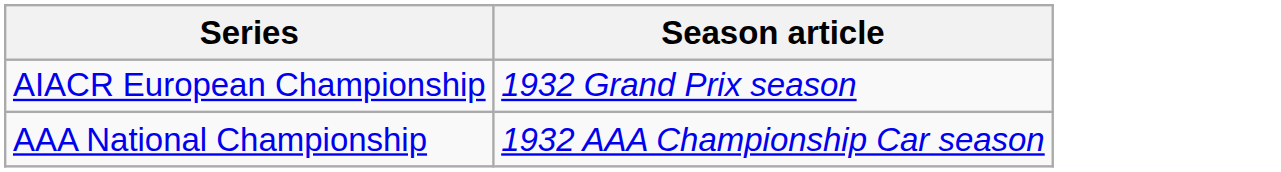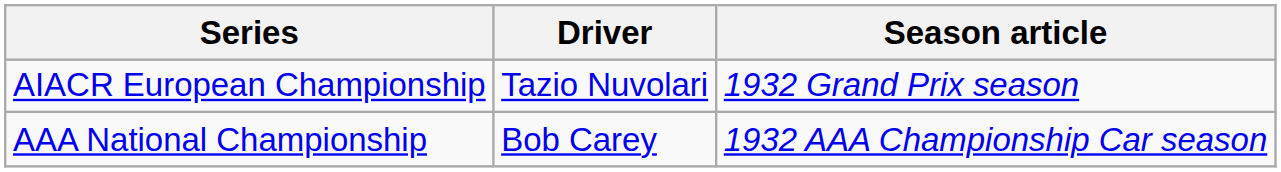+ column: (605, 32)
